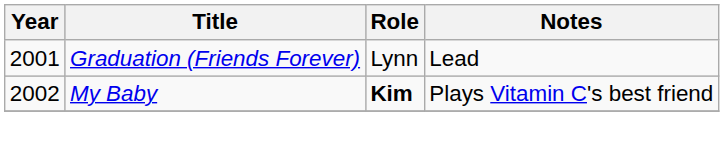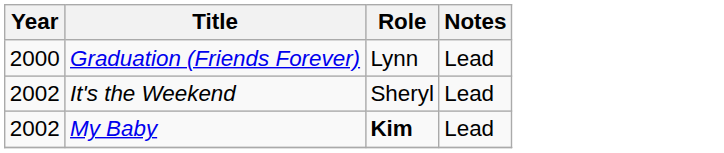(35, 57) 2001 -> (35, 57) 2000
+ row: (153, 93)
(571, 93) Plays Vitamin C's best friend -> (469, 128) Lead
